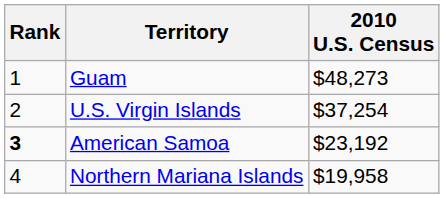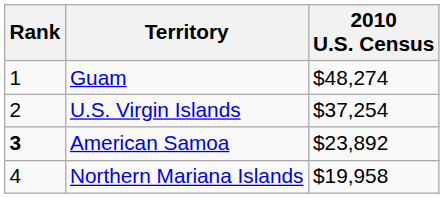(351, 77) $48,273 -> (351, 77) $48,274
(351, 143) $23,192 -> (351, 143) $23,892
